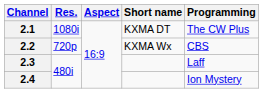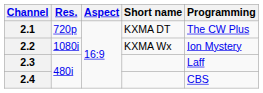(66, 29) 1080i -> (65, 29) 720p
(65, 46) 720p -> (66, 46) 1080i
(198, 46) CBS -> (214, 46) Ion Mystery
(214, 79) Ion Mystery -> (198, 79) CBS
